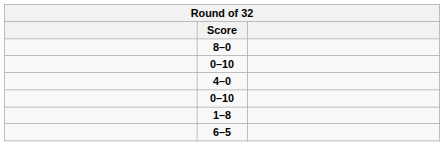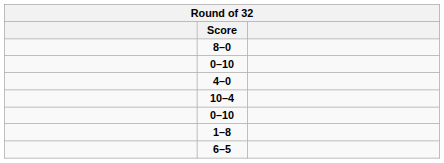+ row: (101, 99)
